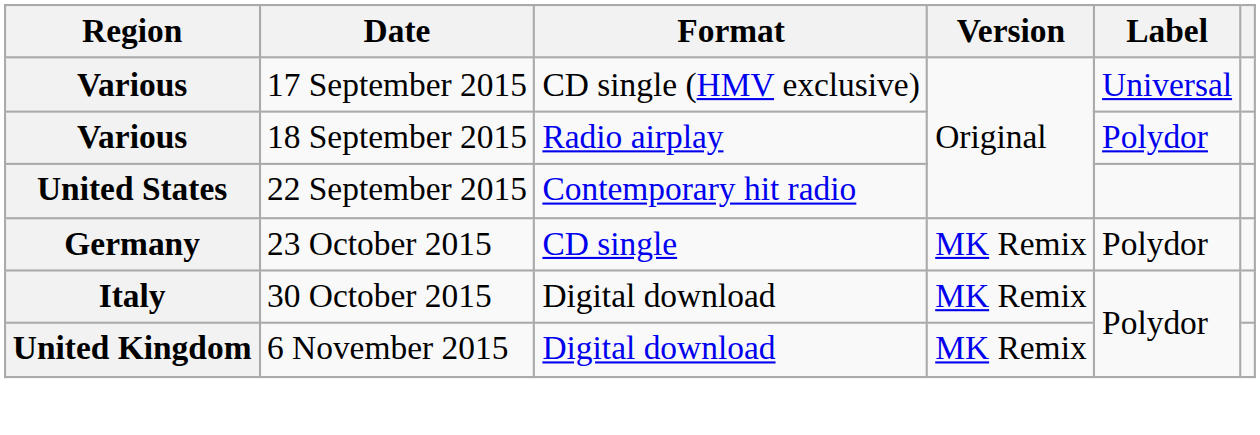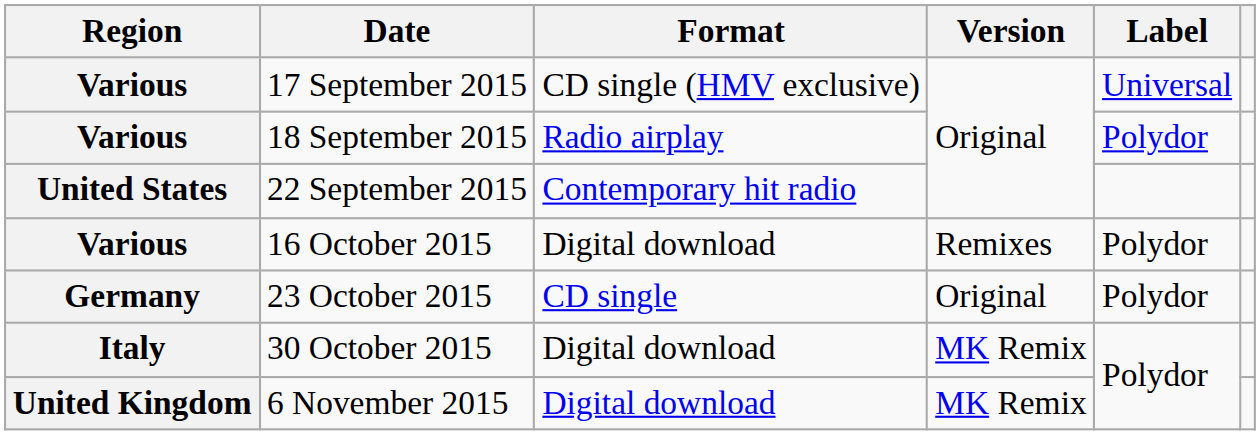+ row: (379, 243)
(1011, 243) MK Remix -> (991, 296) Original
